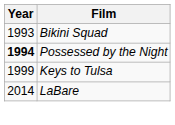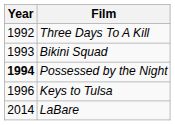+ row: (95, 33)
(21, 71) 1999 -> (21, 91) 1996
